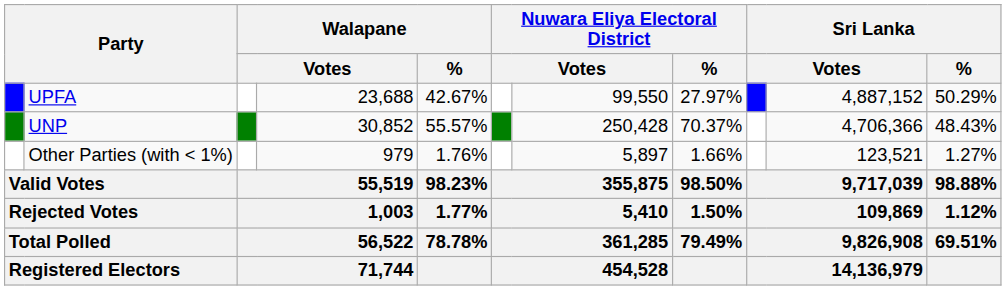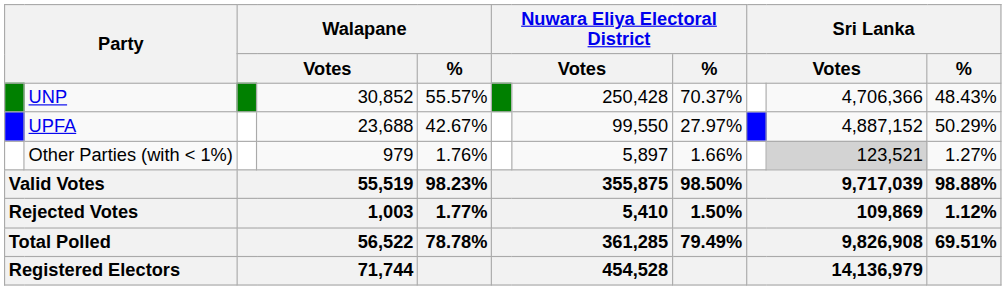rows swapped: (48, 126) <-> (52, 97)
(890, 155) no background -> (890, 155) lightgrey background
